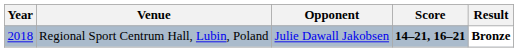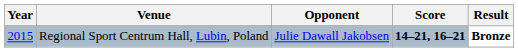(20, 36) 2018 -> (20, 36) 2015
